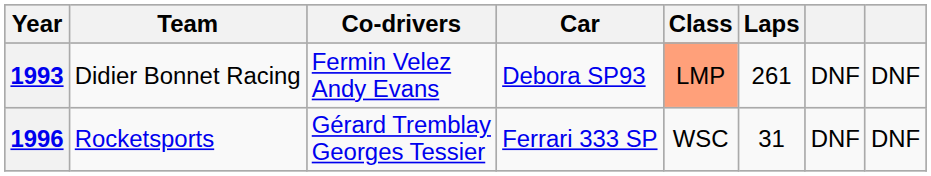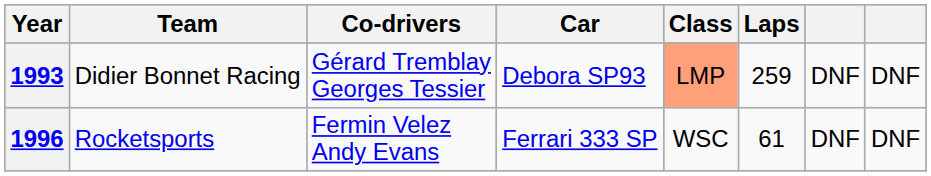(381, 75) Fermin Velez Andy Evans -> (401, 75) Gérard Tremblay Georges Tessier
(772, 75) 261 -> (772, 75) 259
(401, 139) Gérard Tremblay Georges Tessier -> (381, 139) Fermin Velez Andy Evans
(772, 139) 31 -> (772, 139) 61
